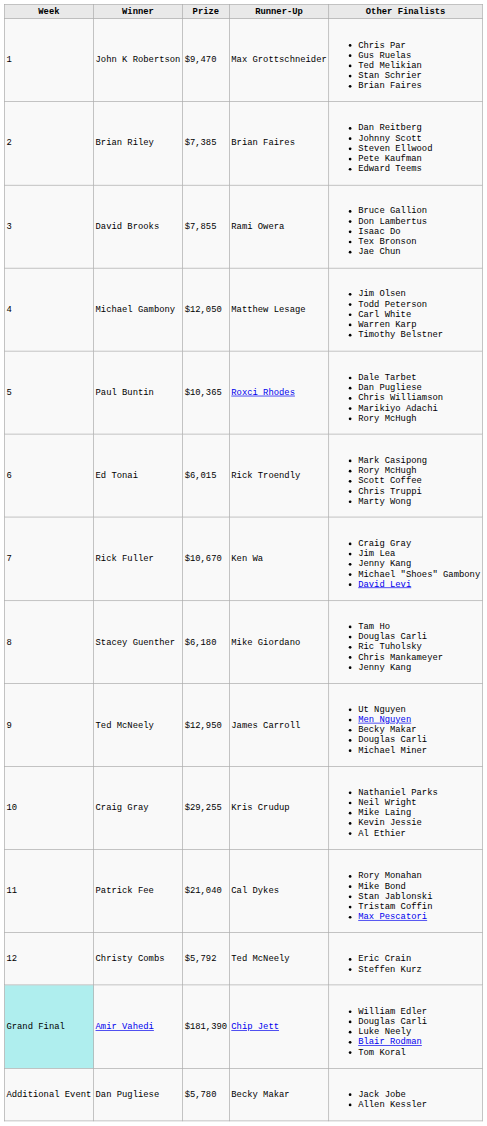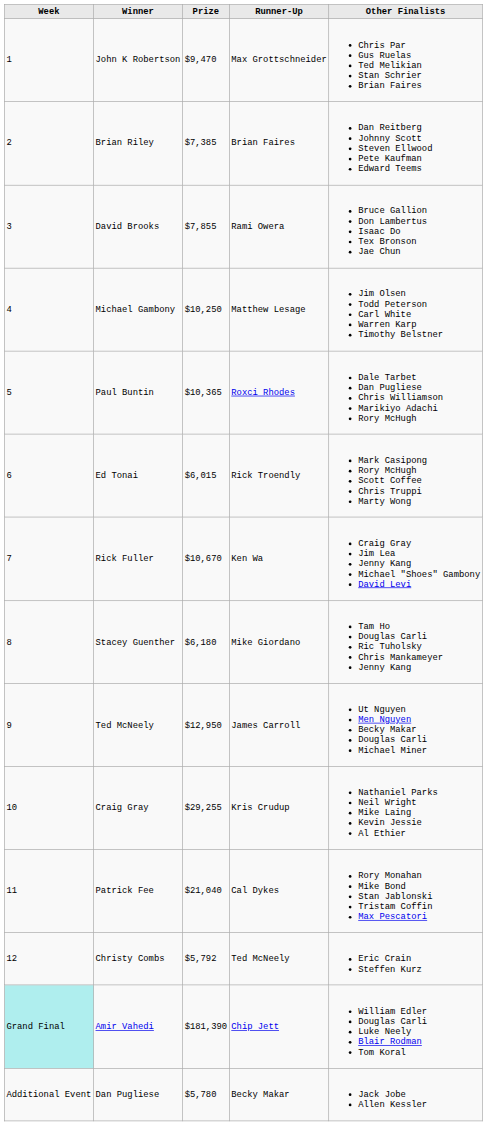(203, 310) $12,050 -> (203, 310) $10,250
